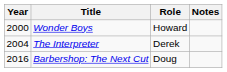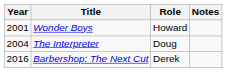(18, 28) 2000 -> (18, 28) 2001
(166, 43) Derek -> (165, 43) Doug
(165, 59) Doug -> (166, 59) Derek
